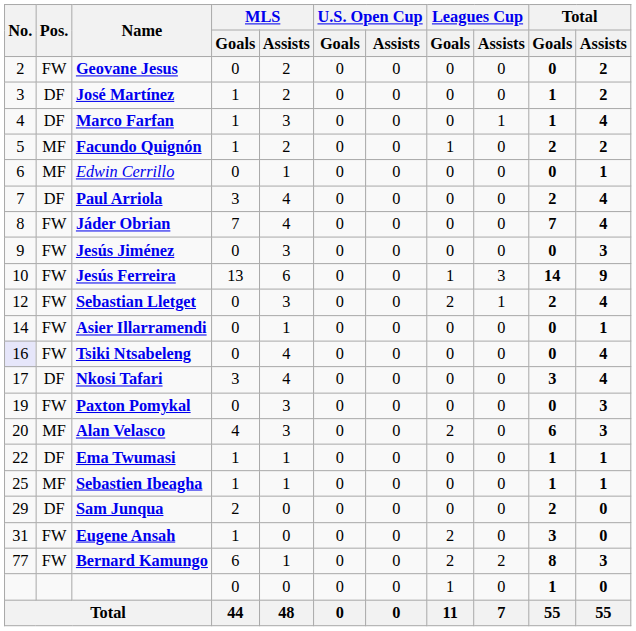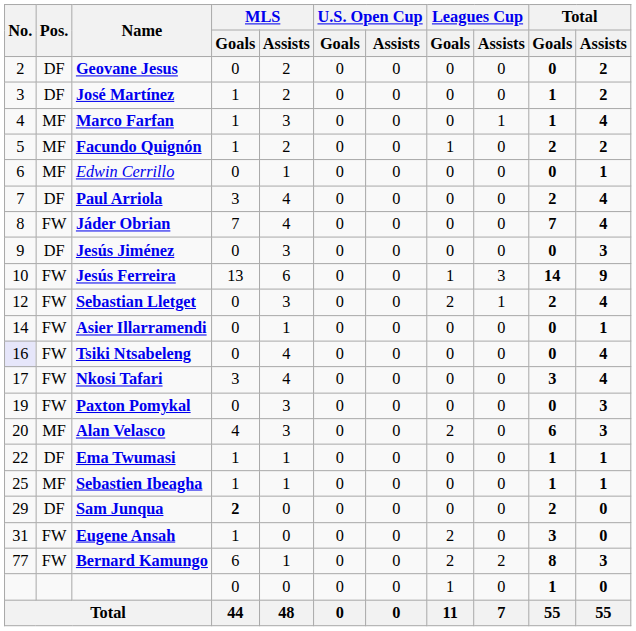(54, 69) FW -> (54, 69) DF
(54, 120) DF -> (54, 120) MF
(54, 250) FW -> (54, 250) DF
(54, 379) DF -> (54, 379) FW
(235, 509) normal -> (235, 509) bold
